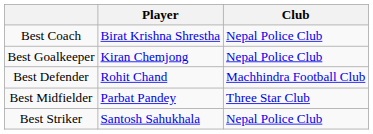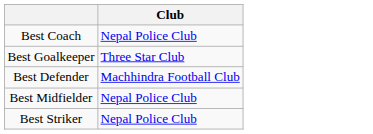- column: (160, 14)
(274, 56) Nepal Police Club -> (142, 56) Three Star Club
(268, 98) Three Star Club -> (149, 98) Nepal Police Club
